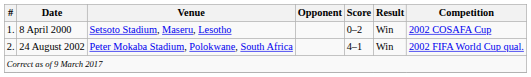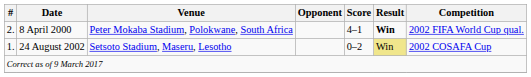(11, 30) 1. -> (11, 30) 2.
(161, 30) Setsoto Stadium, Maseru, Lesotho -> (191, 30) Peter Mokaba Stadium, Polokwane, South Africa
(354, 30) 0–2 -> (354, 30) 4–1
(385, 30) normal -> (385, 30) bold
(450, 30) 2002 COSAFA Cup -> (466, 30) 2002 FIFA World Cup qual.
(11, 47) 2. -> (11, 47) 1.
(191, 47) Peter Mokaba Stadium, Polokwane, South Africa -> (161, 47) Setsoto Stadium, Maseru, Lesotho
(354, 47) 4–1 -> (354, 47) 0–2
(385, 47) no background -> (385, 47) khaki background
(466, 47) 2002 FIFA World Cup qual. -> (450, 47) 2002 COSAFA Cup
